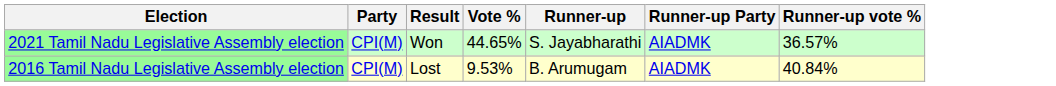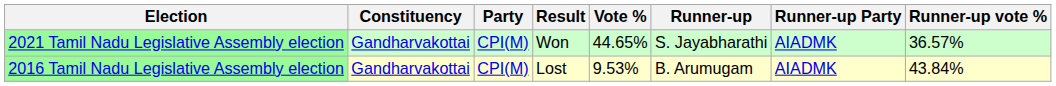+ column: (411, 17)
(810, 68) 40.84% -> (936, 68) 43.84%
